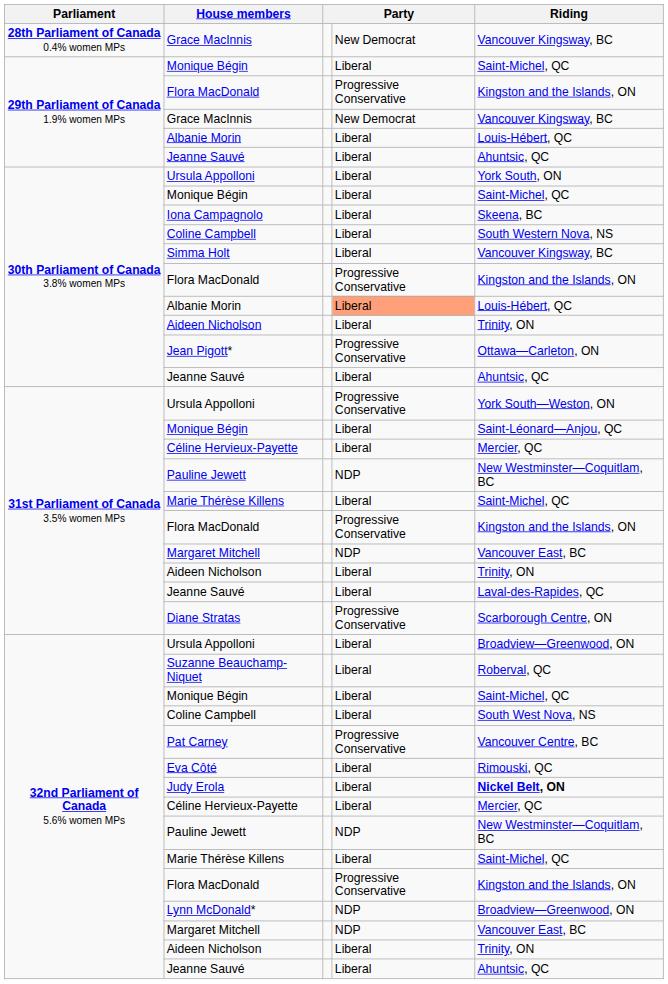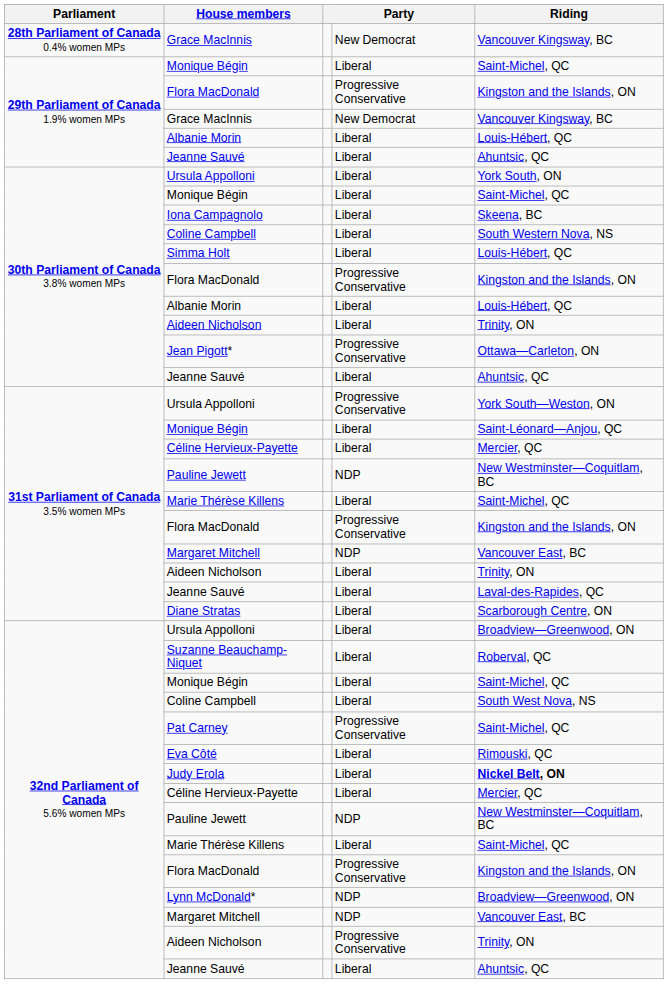(545, 253) Vancouver Kingsway, BC -> (525, 253) Louis-Hébert, QC
(353, 305) lightsalmon background -> (353, 305) no background
(370, 618) Progressive Conservative -> (353, 611) Liberal
(538, 741) Vancouver Centre, BC -> (523, 728) Saint-Michel, QC
(353, 949) Liberal -> (370, 942) Progressive Conservative
